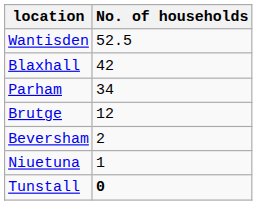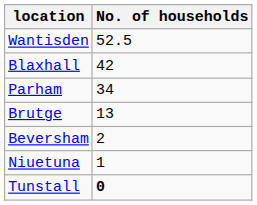(105, 114) 12 -> (105, 114) 13
